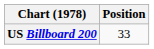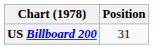(124, 34) 33 -> (124, 34) 31
